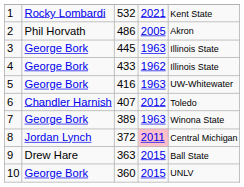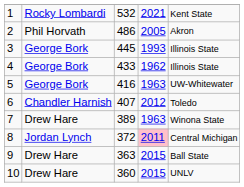(153, 48) 1963 -> (153, 48) 1993
(56, 119) George Bork -> (51, 119) Drew Hare
(56, 173) George Bork -> (51, 173) Drew Hare
